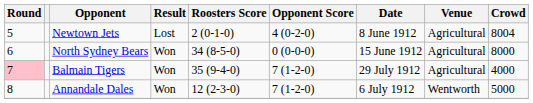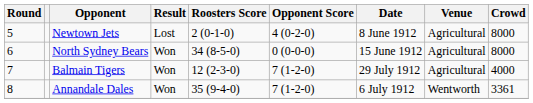(503, 32) 8004 -> (503, 32) 8000
(10, 70) pink background -> (10, 70) no background
(216, 70) 35 (9-4-0) -> (216, 70) 12 (2-3-0)
(216, 88) 12 (2-3-0) -> (216, 88) 35 (9-4-0)
(503, 88) 5000 -> (503, 88) 3361
